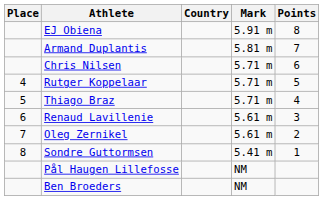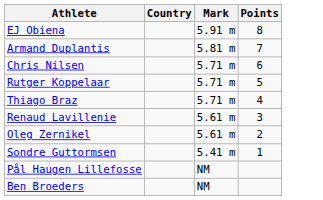- column: (23, 13)
